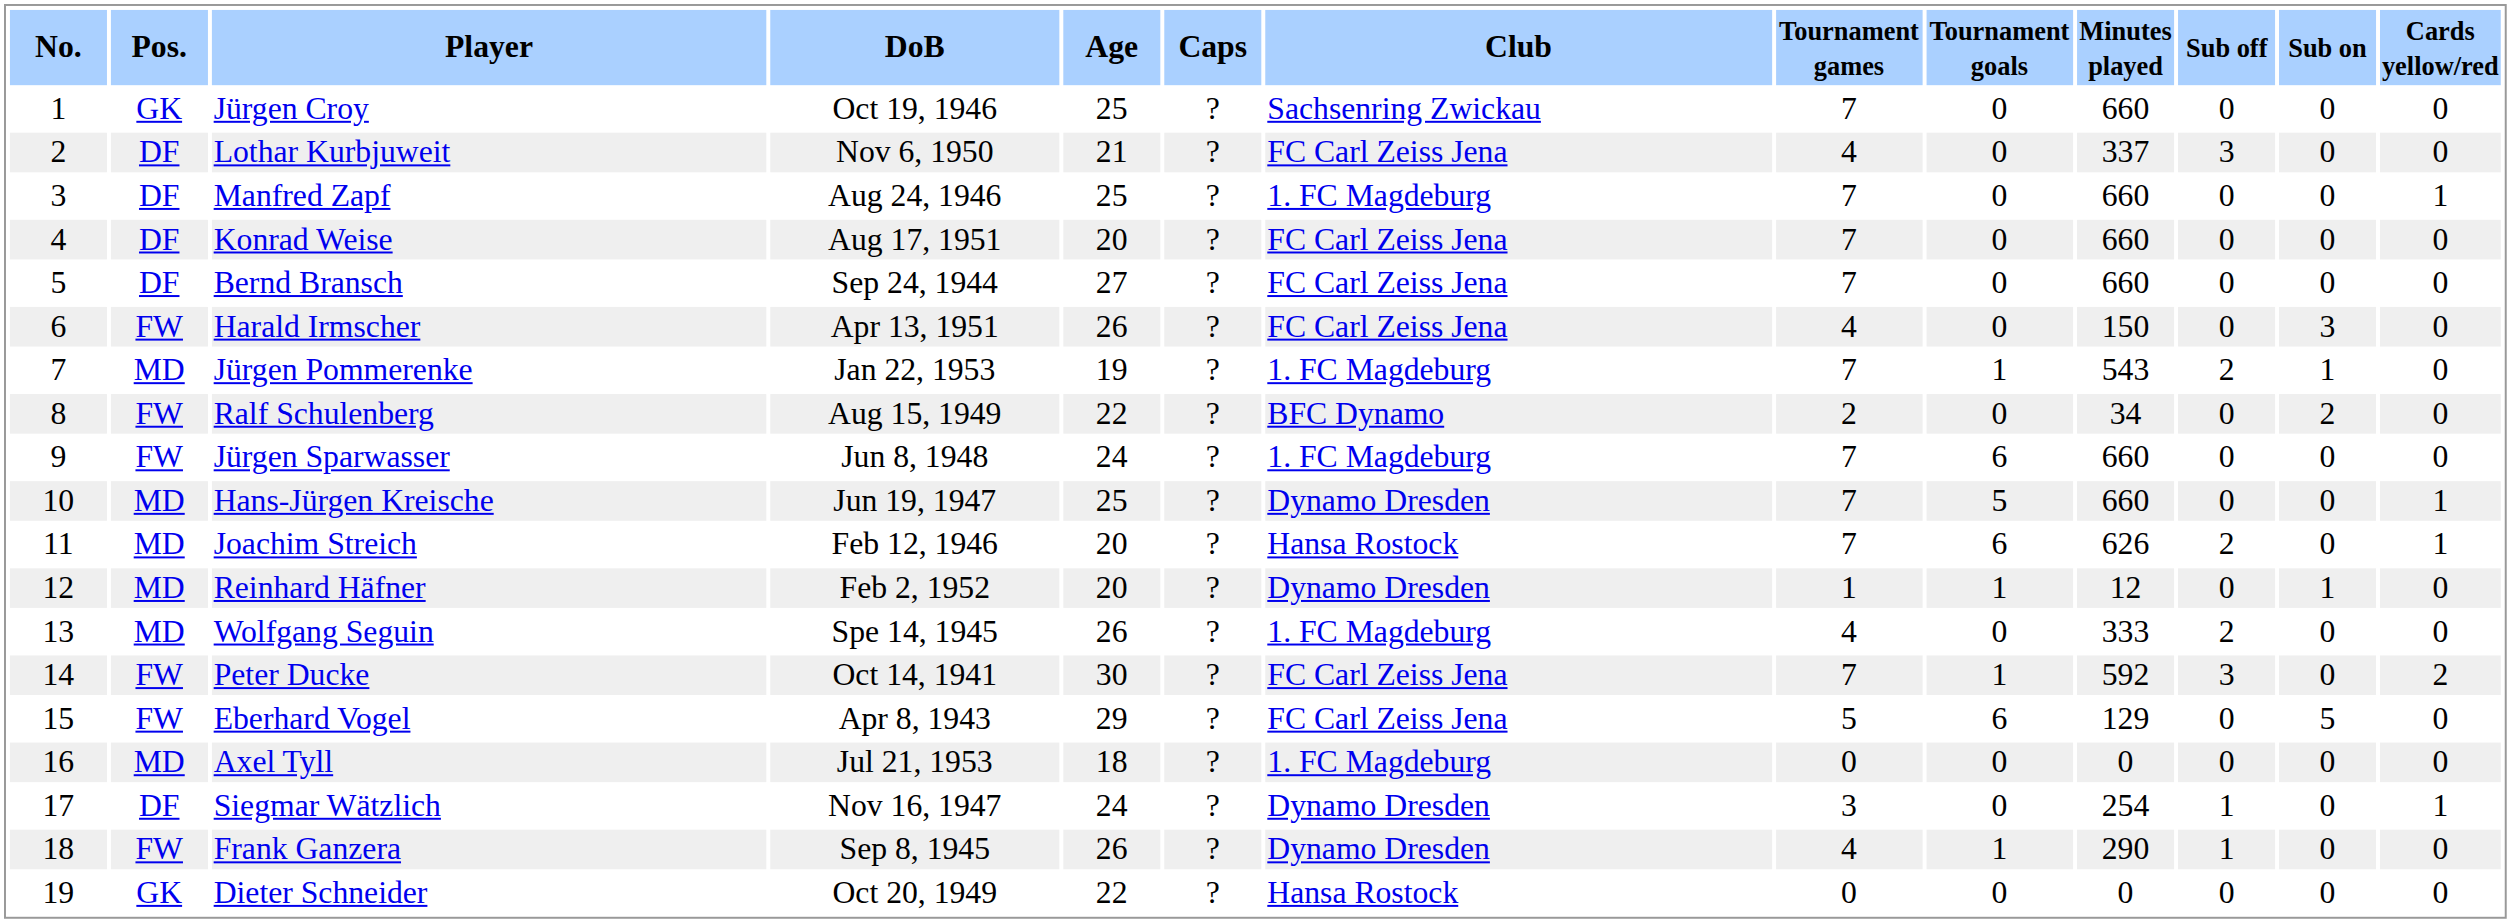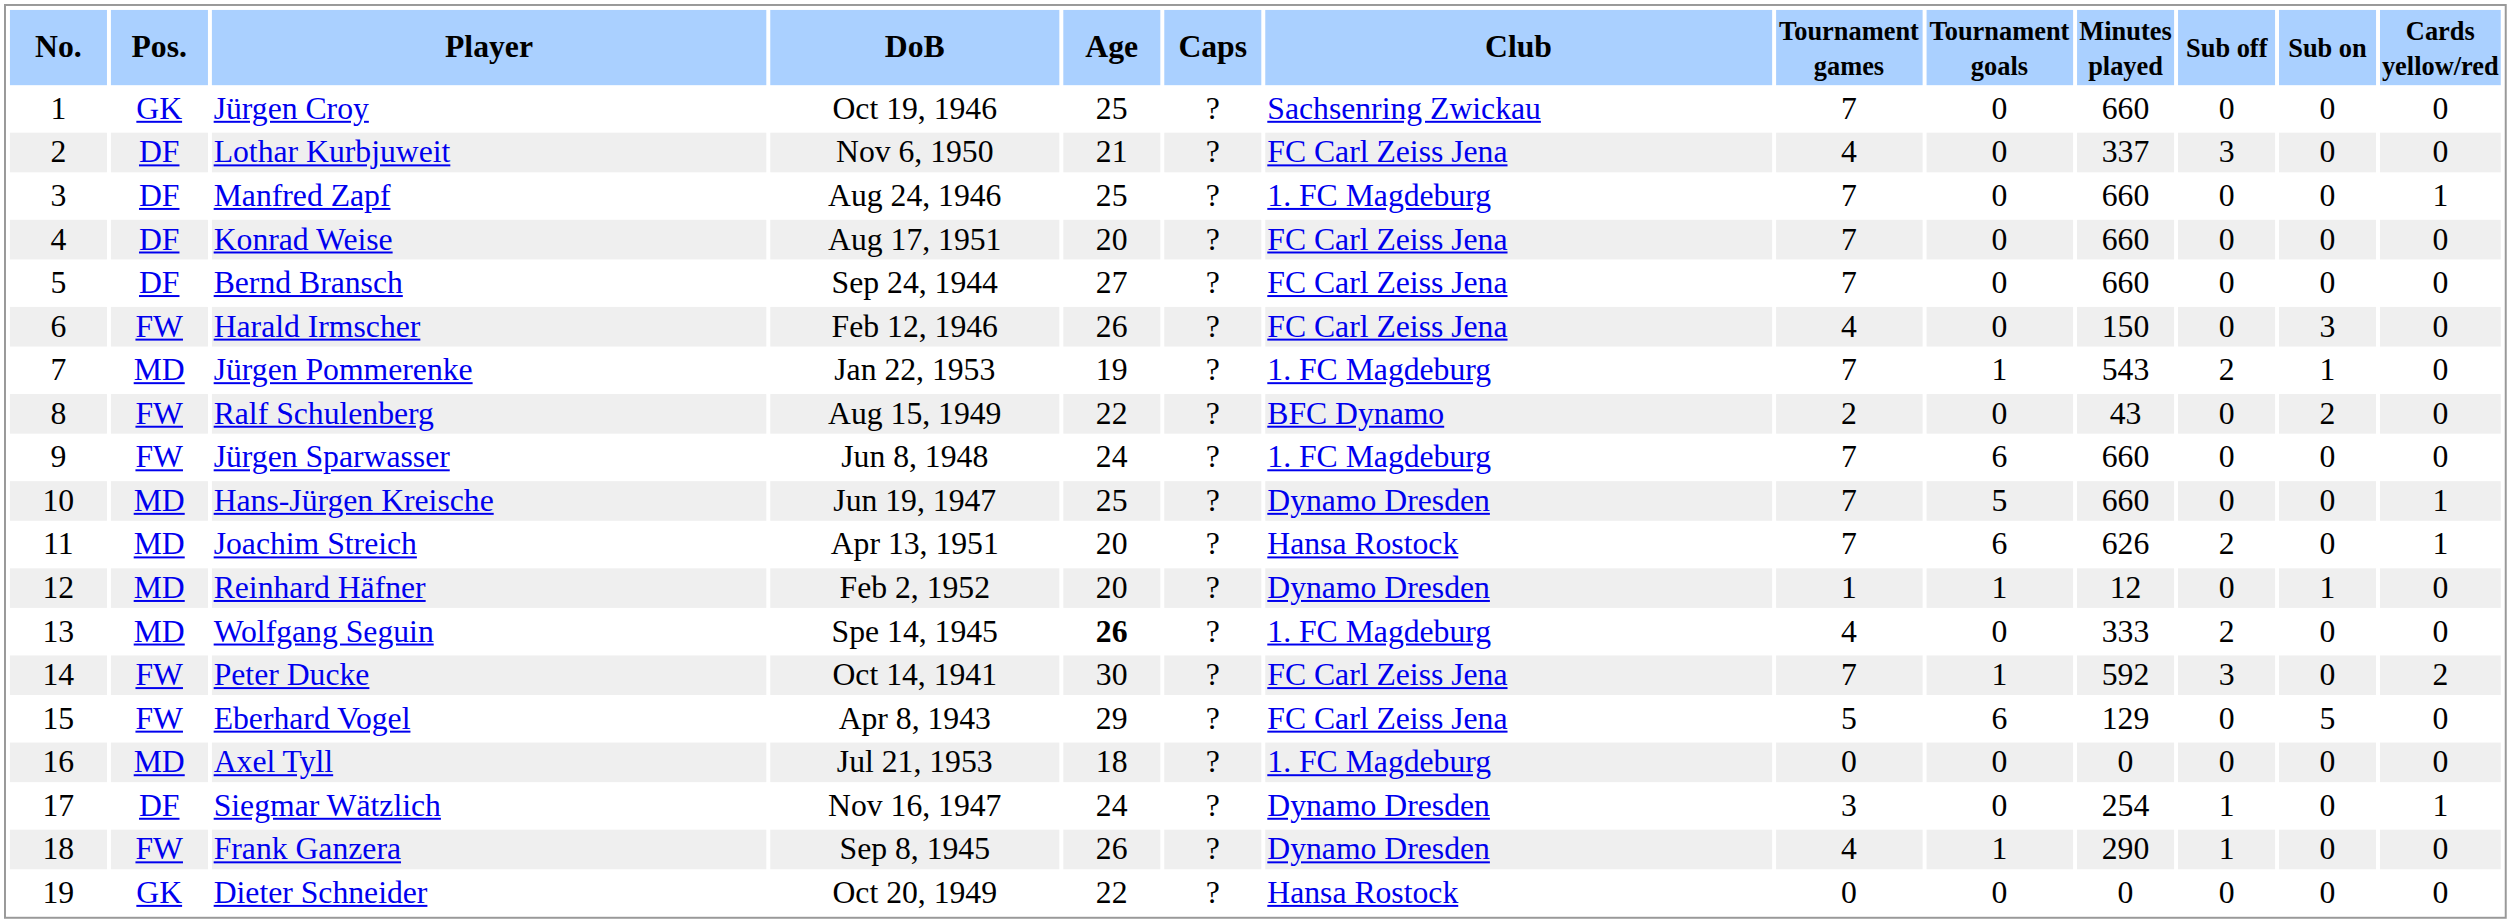(915, 326) Apr 13, 1951 -> (915, 326) Feb 12, 1946
(2126, 413) 34 -> (2126, 413) 43
(915, 544) Feb 12, 1946 -> (915, 544) Apr 13, 1951
(1112, 631) normal -> (1112, 631) bold
